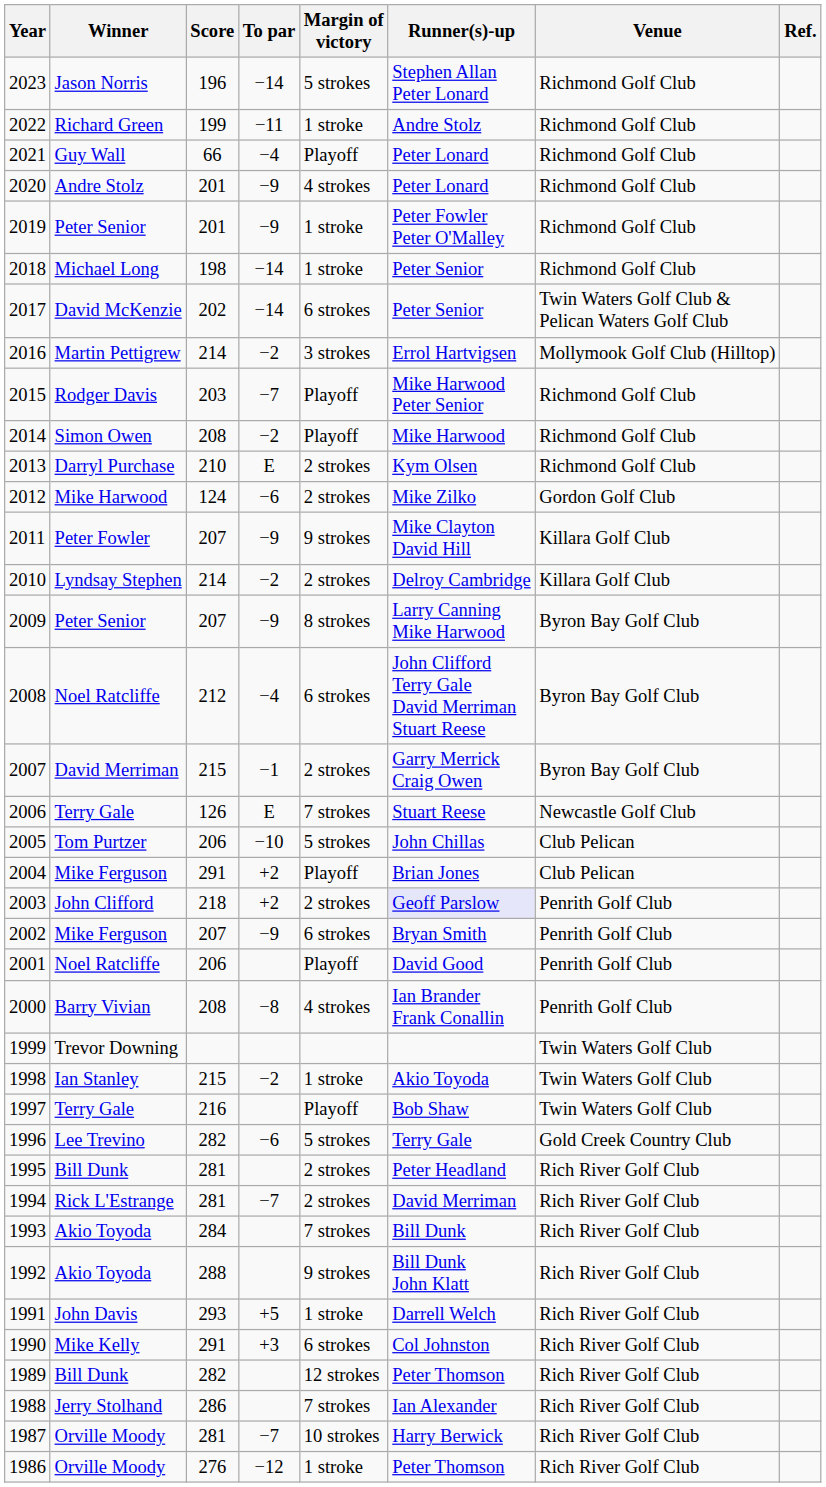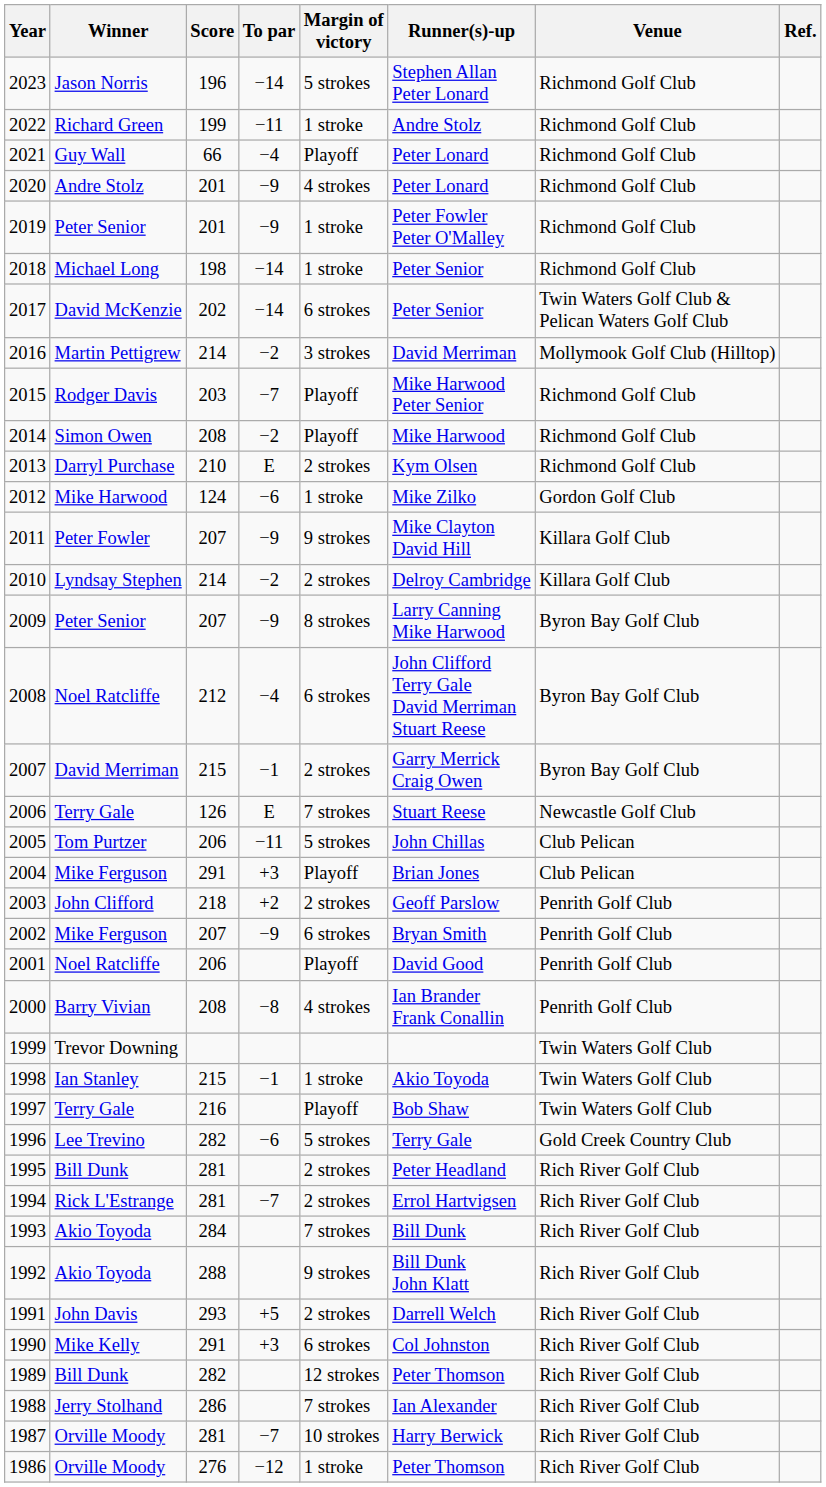(454, 352) Errol Hartvigsen -> (454, 352) David Merriman
(337, 496) 2 strokes -> (333, 496) 1 stroke
(269, 842) −10 -> (269, 842) −11
(269, 873) +2 -> (269, 873) +3
(446, 903) lavender background -> (446, 903) no background
(269, 1078) −2 -> (269, 1078) −1
(454, 1200) David Merriman -> (454, 1200) Errol Hartvigsen
(333, 1314) 1 stroke -> (337, 1314) 2 strokes
